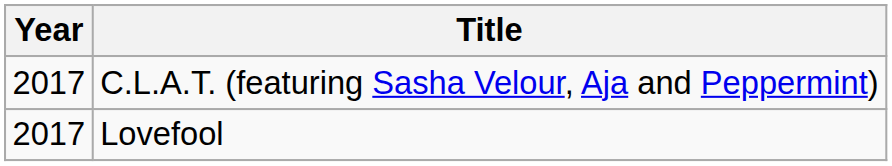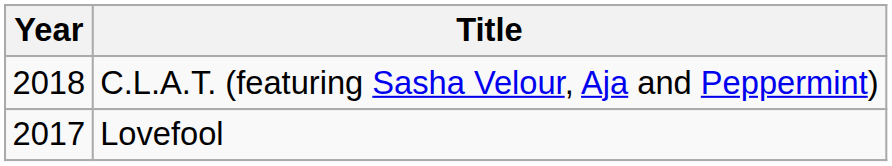(49, 82) 2017 -> (49, 82) 2018
